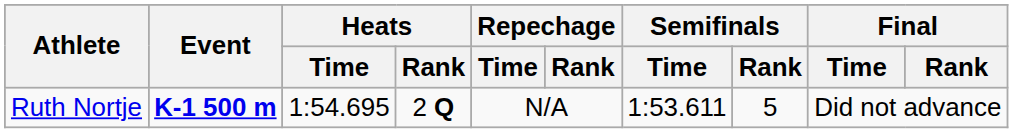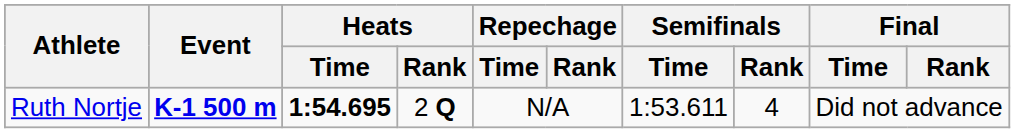(339, 108) normal -> (340, 108) bold
(770, 108) 5 -> (772, 108) 4
